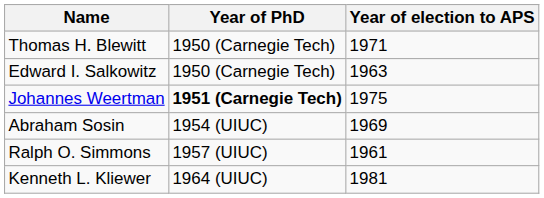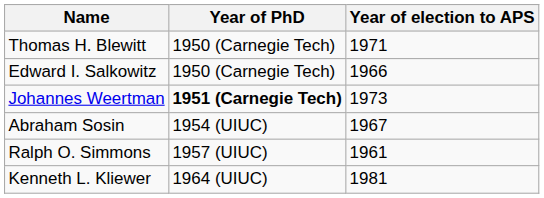(368, 71) 1963 -> (368, 71) 1966
(368, 98) 1975 -> (368, 98) 1973
(368, 125) 1969 -> (368, 125) 1967
